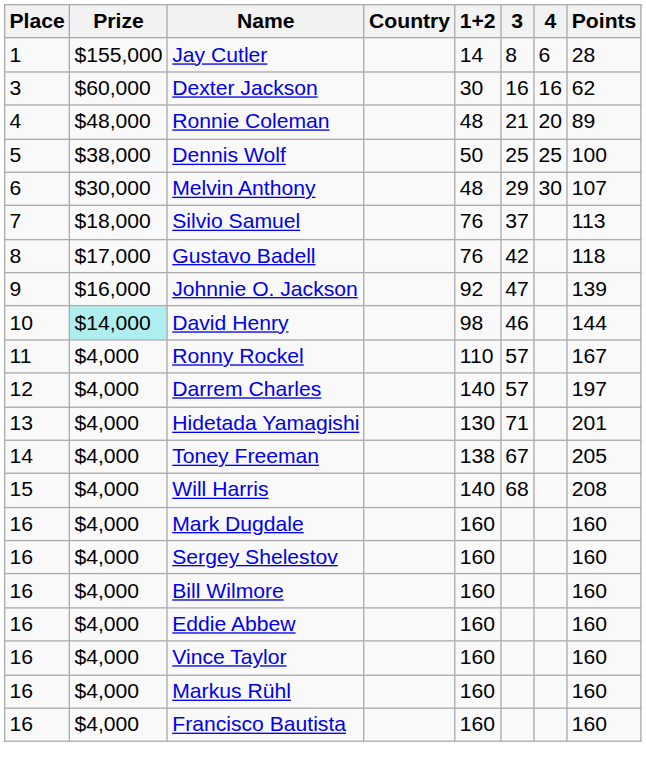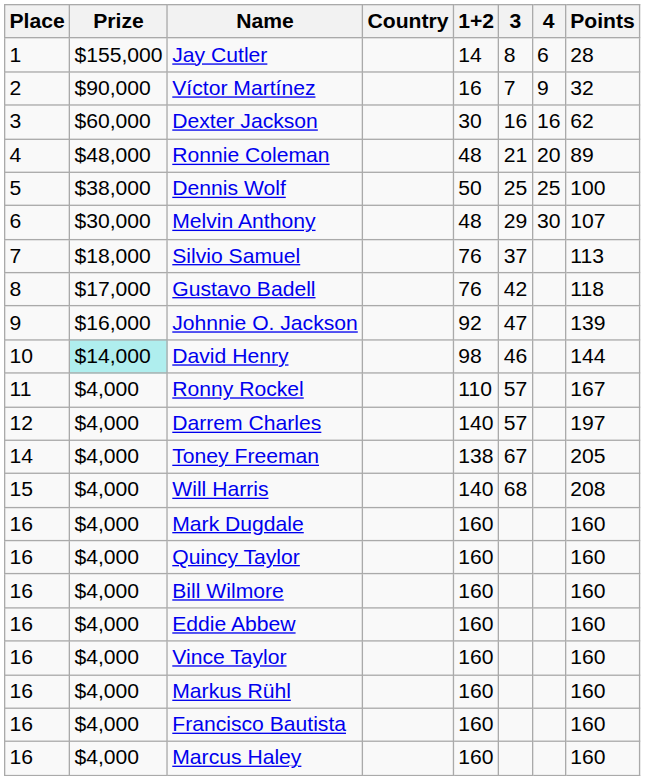+ row: (244, 88)
- row: (266, 423)
- row: (255, 557)
+ row: (236, 557)
+ row: (237, 758)
